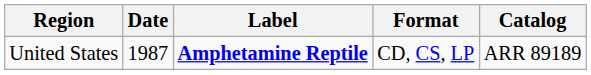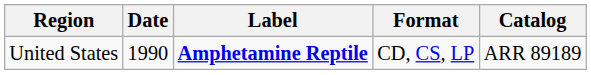(148, 52) 1987 -> (148, 52) 1990
